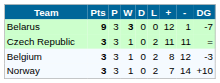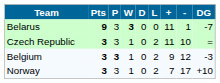(169, 27) 12 -> (169, 27) 11
(186, 41) 11 -> (185, 41) 10
(116, 56) normal -> (116, 56) bold
(172, 56) 8 -> (172, 56) 9
(185, 71) 14 -> (185, 71) 17
